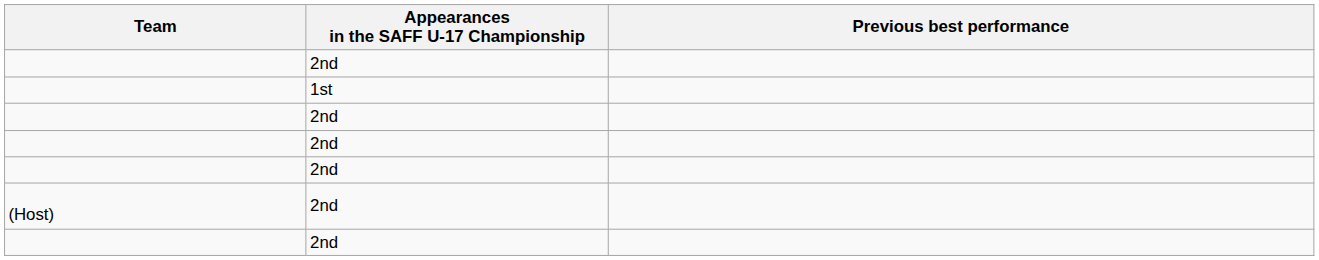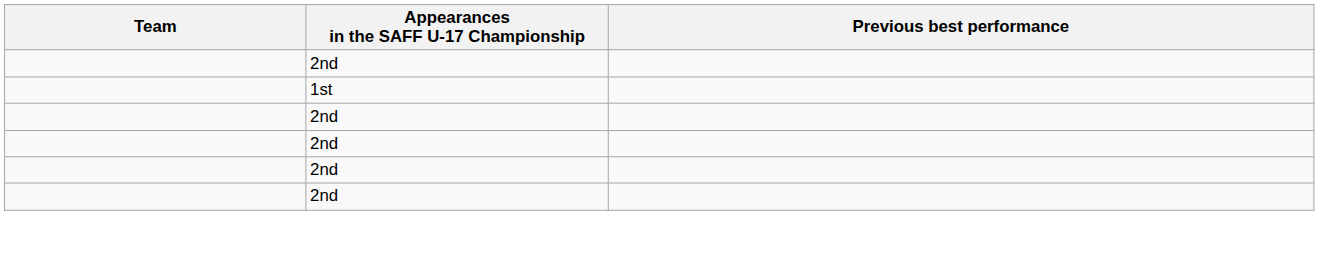- row: (31, 215)
